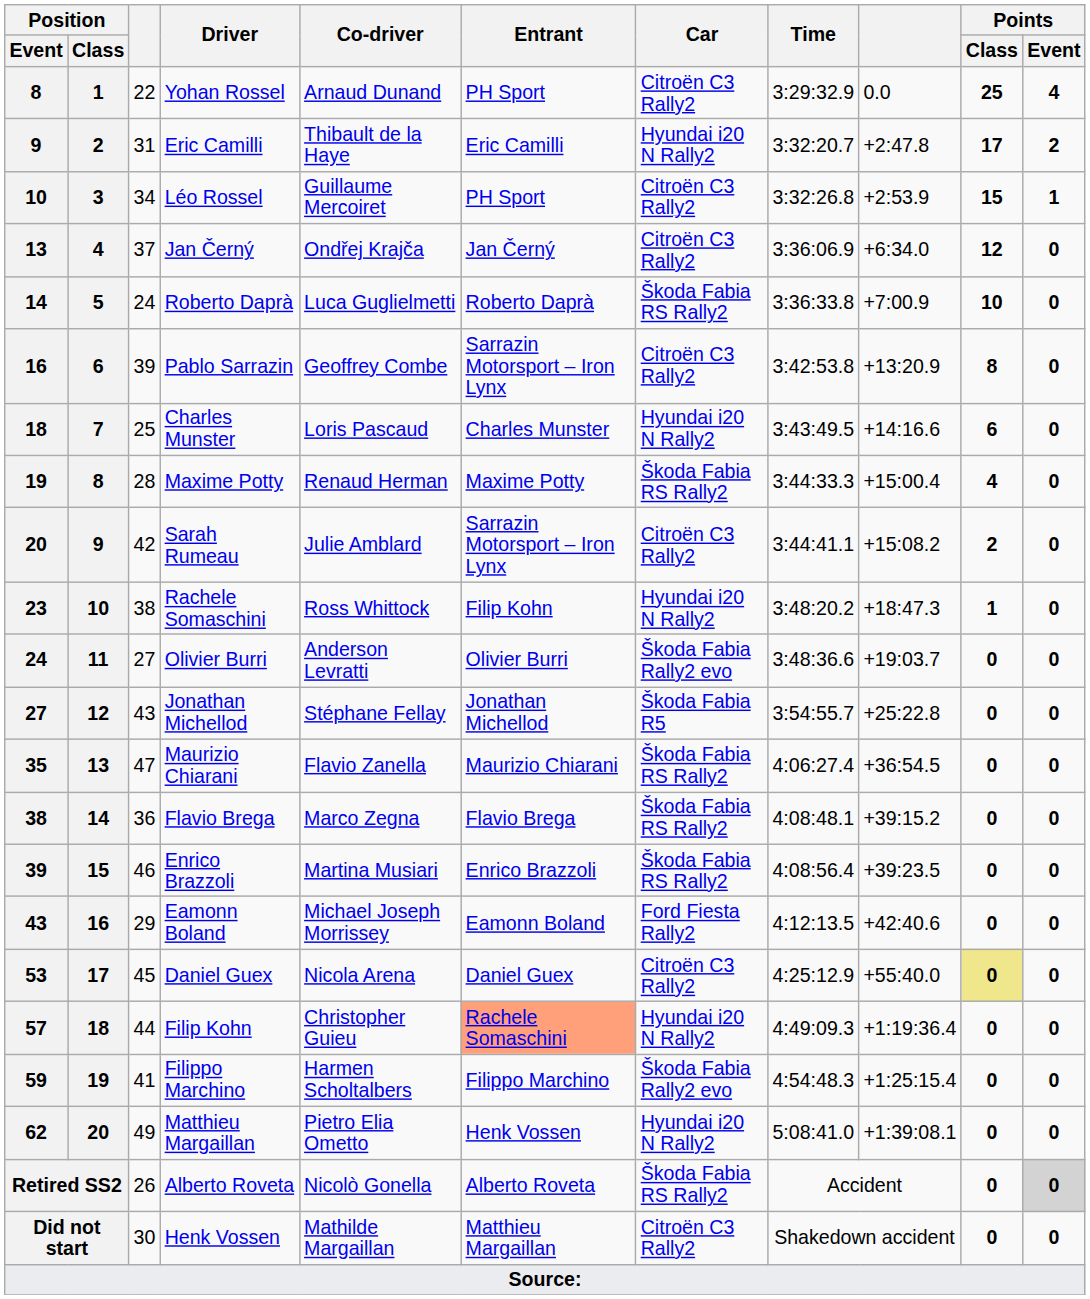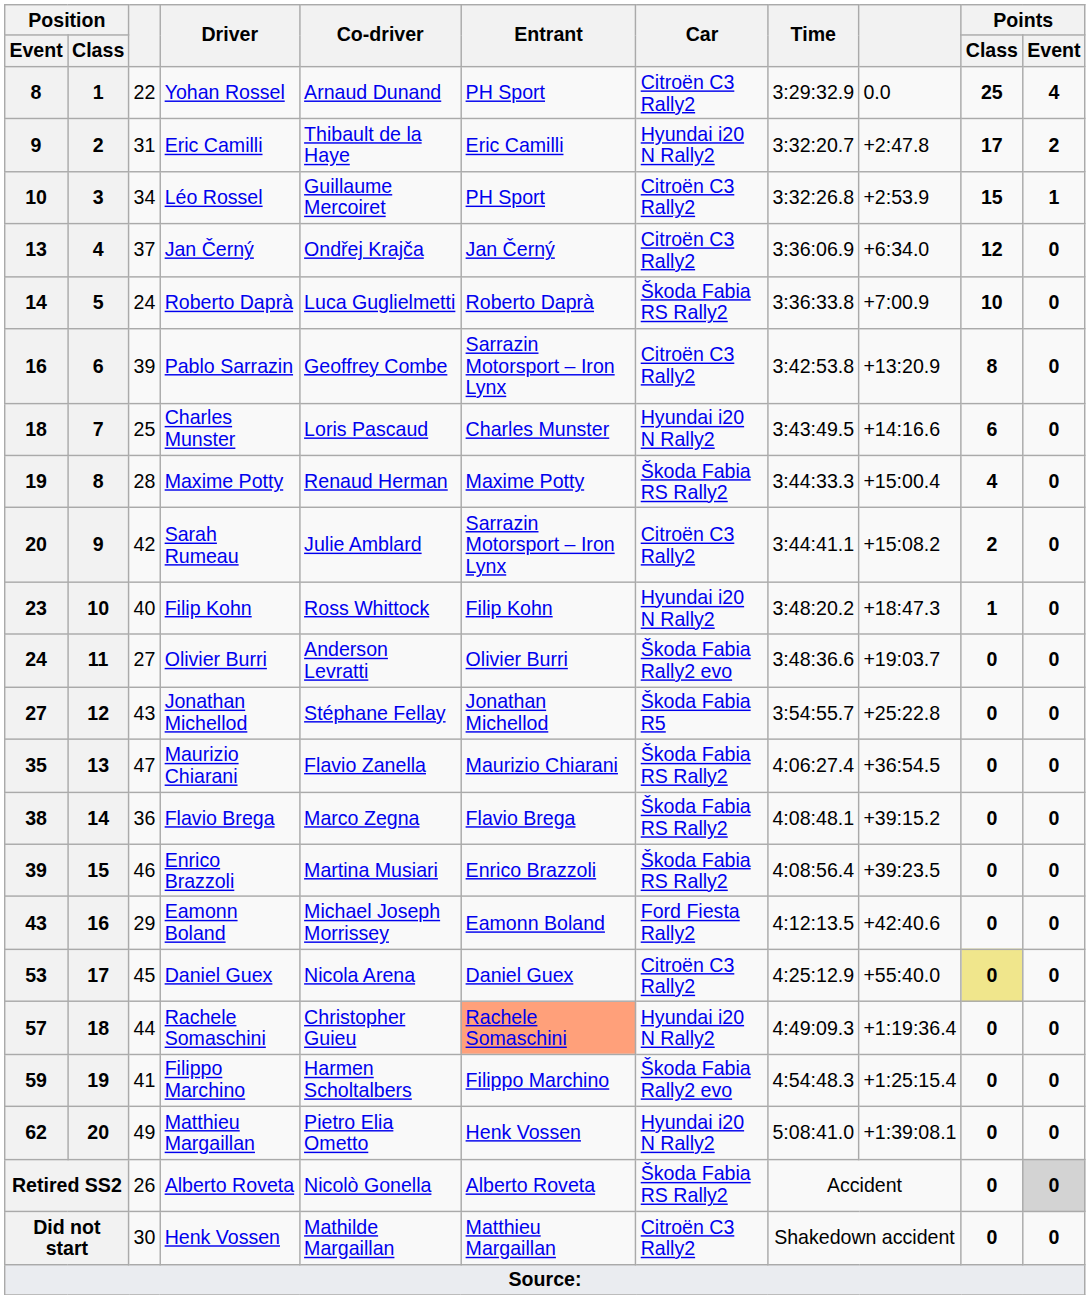(144, 608) 38 -> (144, 608) 40
(215, 608) Rachele Somaschini -> (208, 608) Filip Kohn
(208, 1027) Filip Kohn -> (215, 1027) Rachele Somaschini
